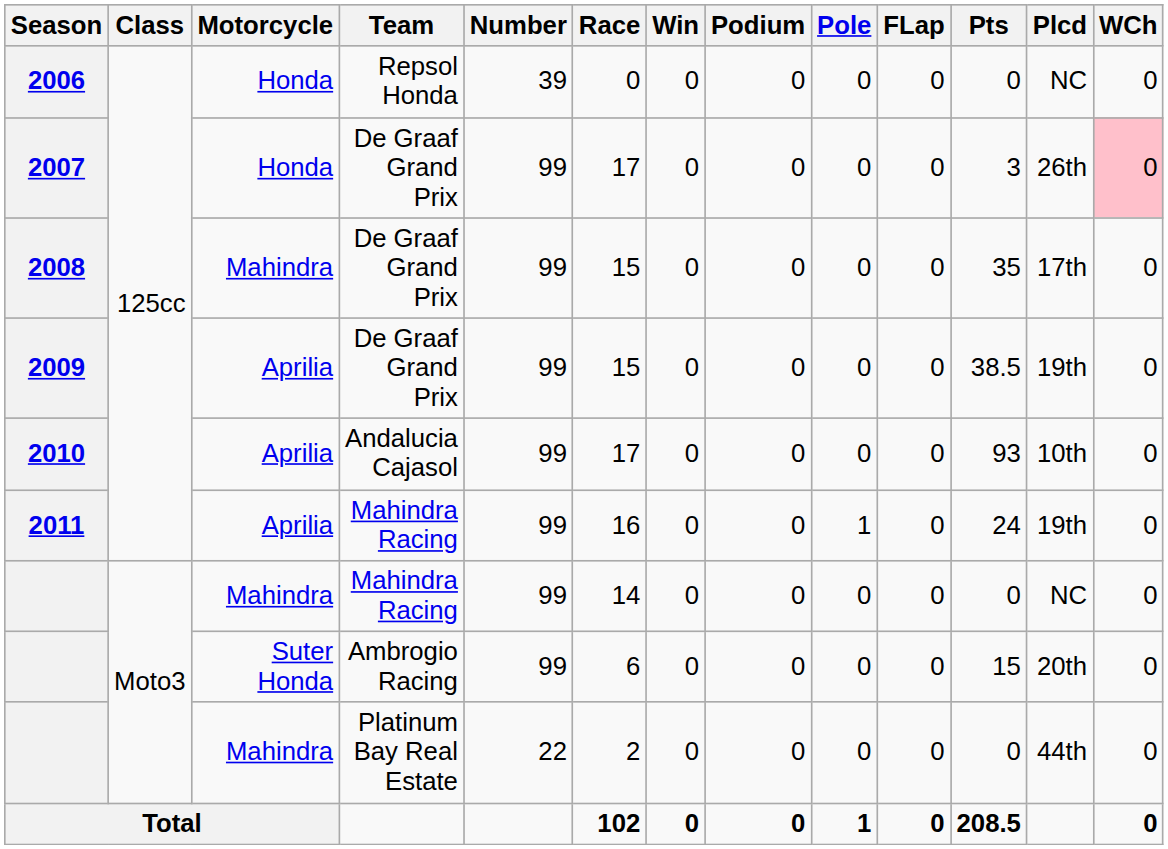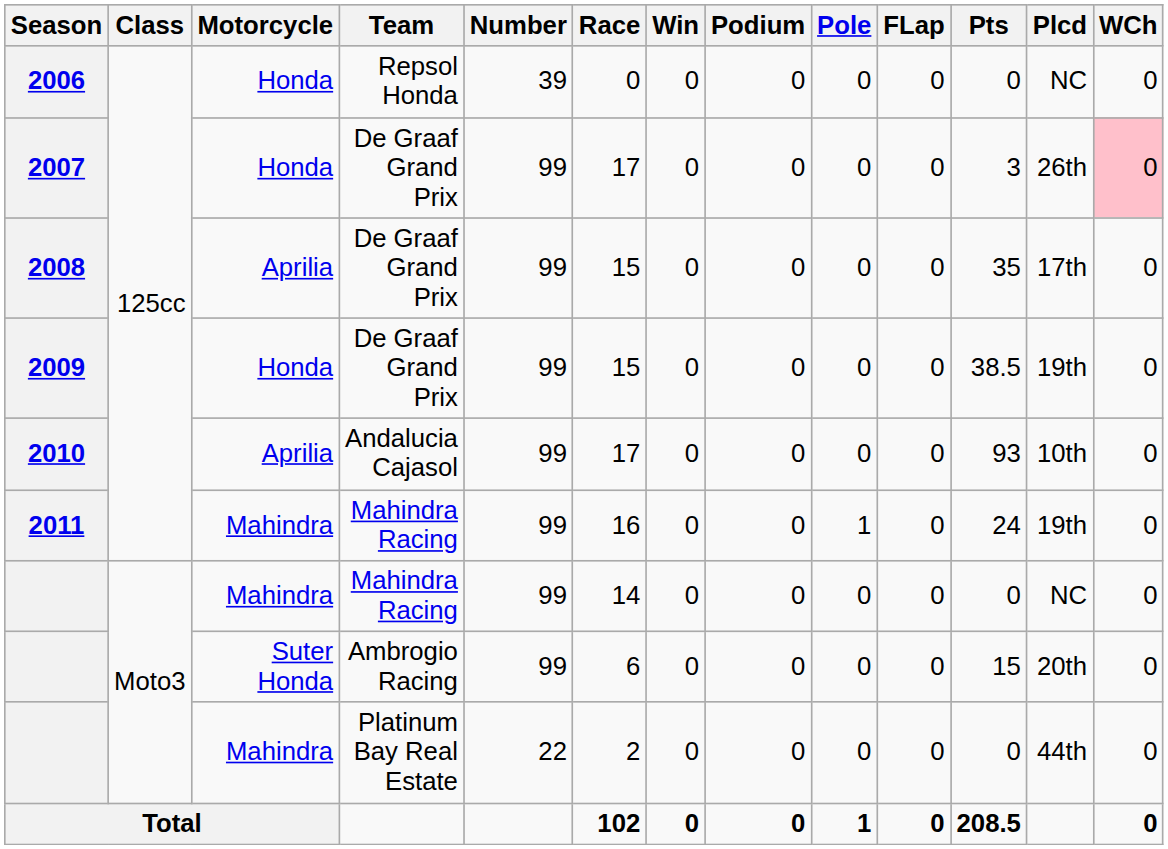(280, 267) Mahindra -> (297, 267) Aprilia
(297, 367) Aprilia -> (295, 367) Honda
(297, 524) Aprilia -> (280, 524) Mahindra
